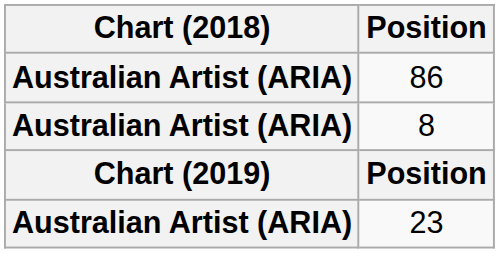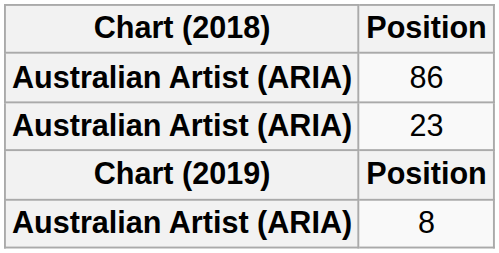rows swapped: (426, 125) <-> (427, 222)
